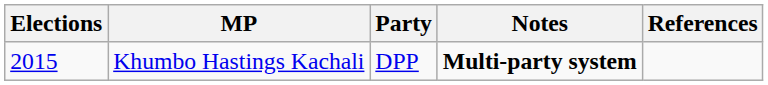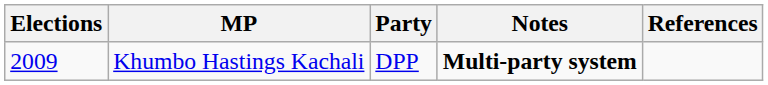(34, 60) 2015 -> (34, 60) 2009
